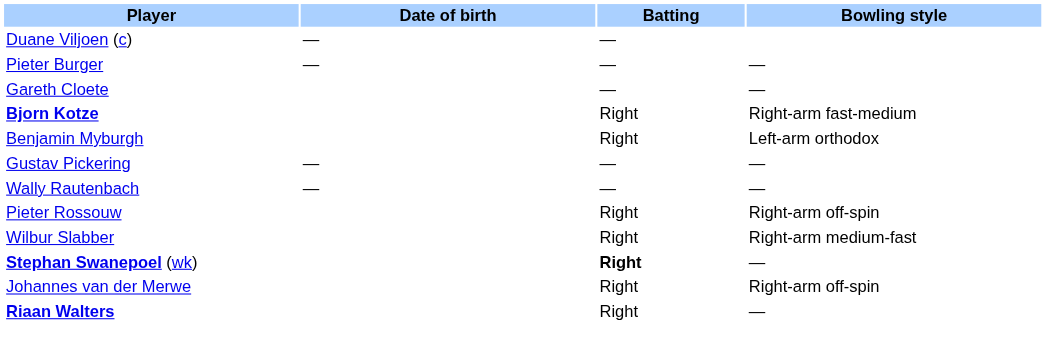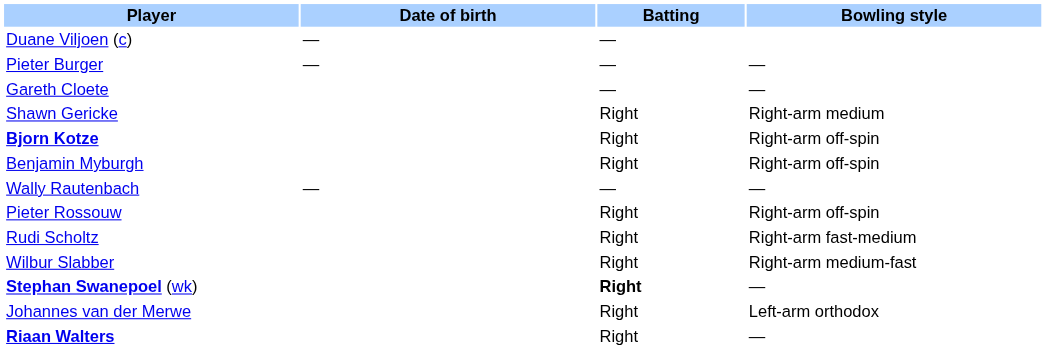+ row: (62, 114)
(833, 114) Right-arm fast-medium -> (814, 138) Right-arm off-spin
(814, 138) Left-arm orthodox -> (814, 163) Right-arm off-spin
- row: (68, 163)
+ row: (52, 237)
(814, 287) Right-arm off-spin -> (814, 312) Left-arm orthodox
